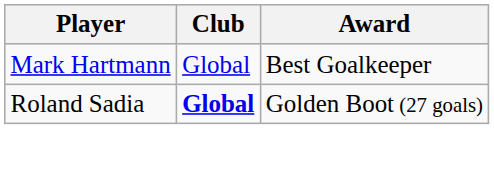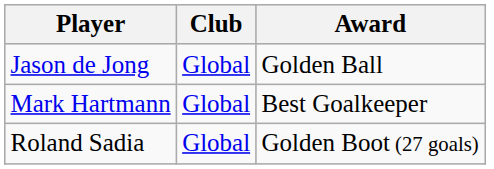+ row: (80, 63)
(218, 103) bold -> (216, 143) normal
